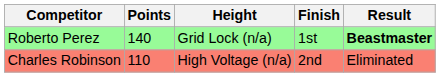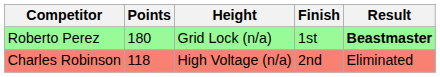(139, 38) 140 -> (139, 38) 180
(139, 60) 110 -> (139, 60) 118
